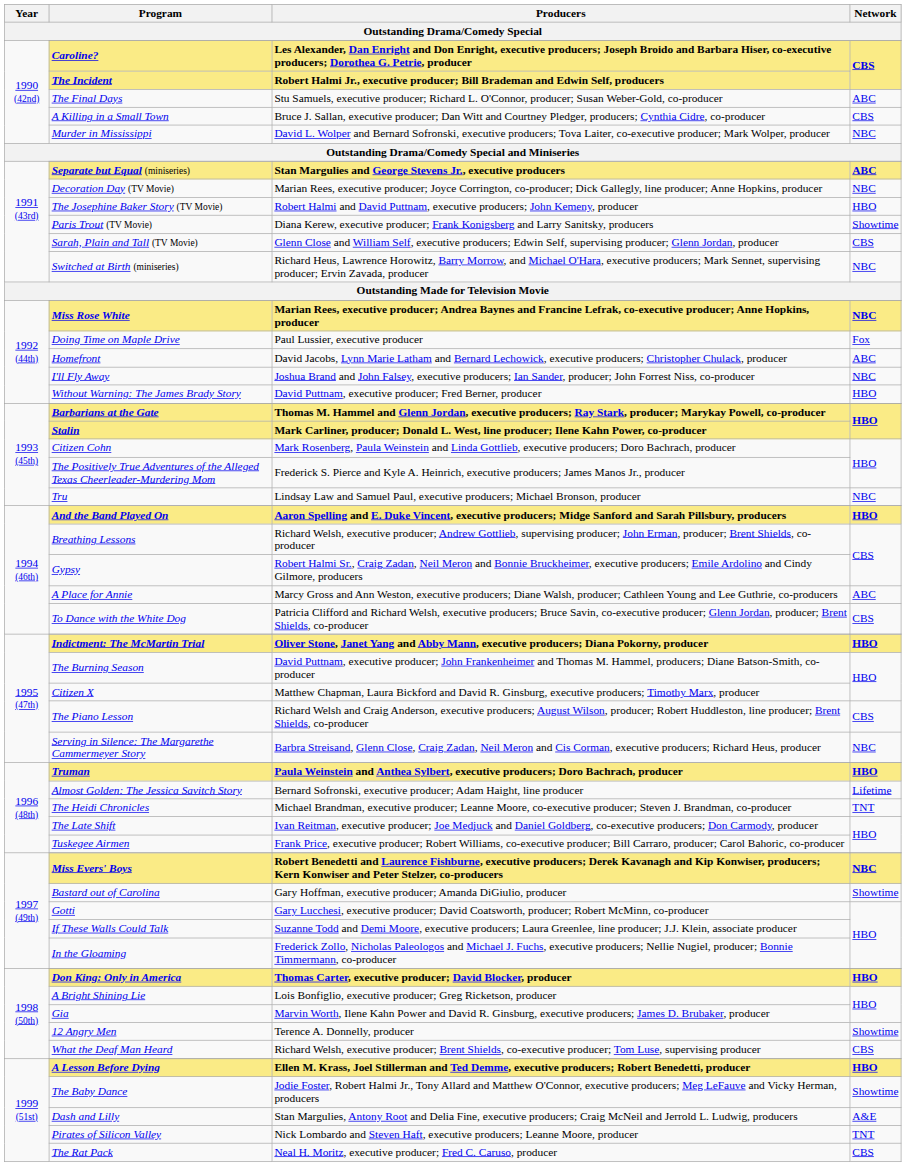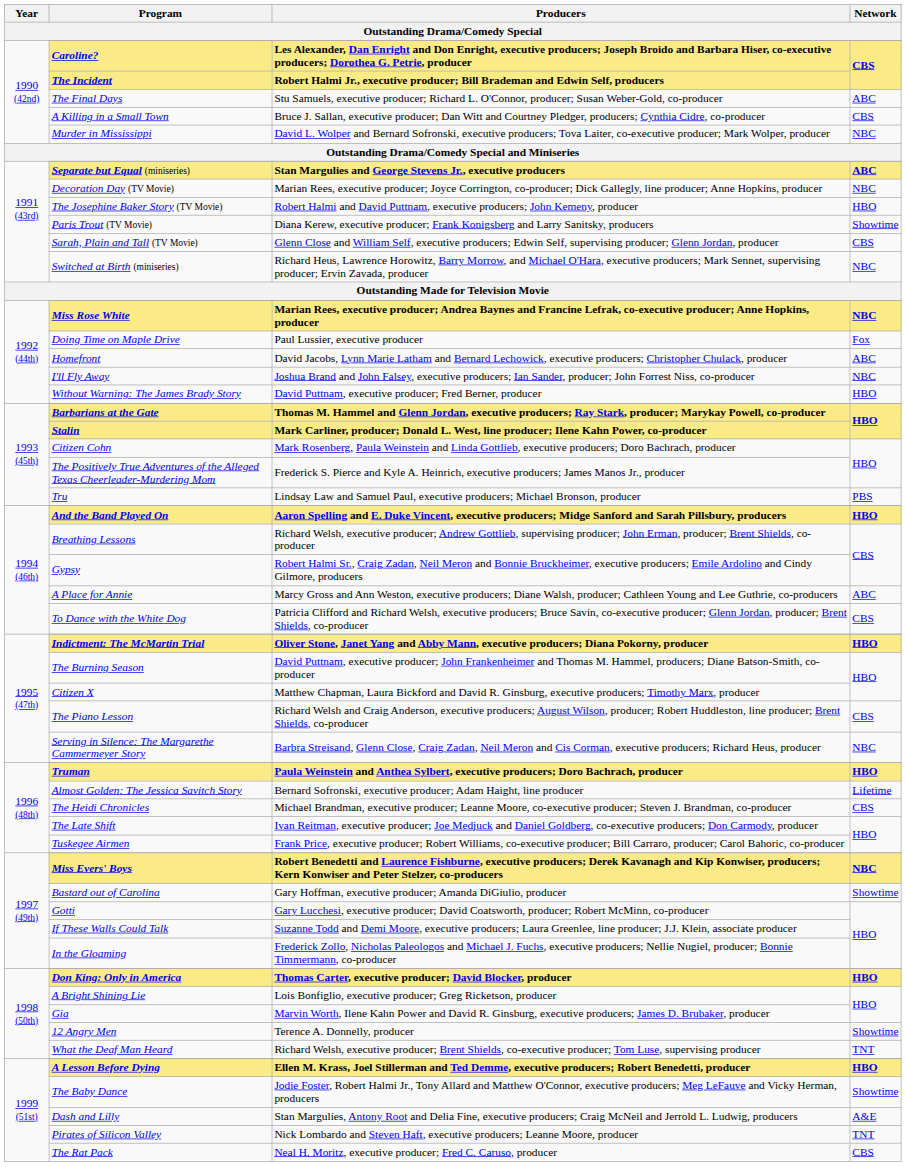(864, 497) NBC -> (862, 497) PBS
(863, 807) TNT -> (863, 807) CBS
(863, 1049) CBS -> (863, 1049) TNT
